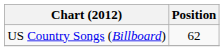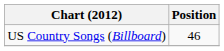(194, 35) 62 -> (194, 35) 46
